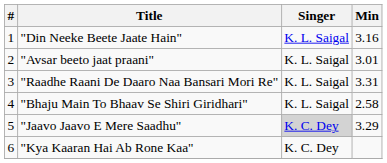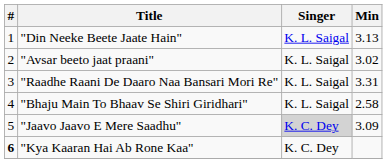(367, 37) 3.16 -> (367, 37) 3.13
(367, 59) 3.01 -> (367, 59) 3.02
(367, 125) 3.29 -> (367, 125) 3.09
(11, 148) normal -> (11, 148) bold
